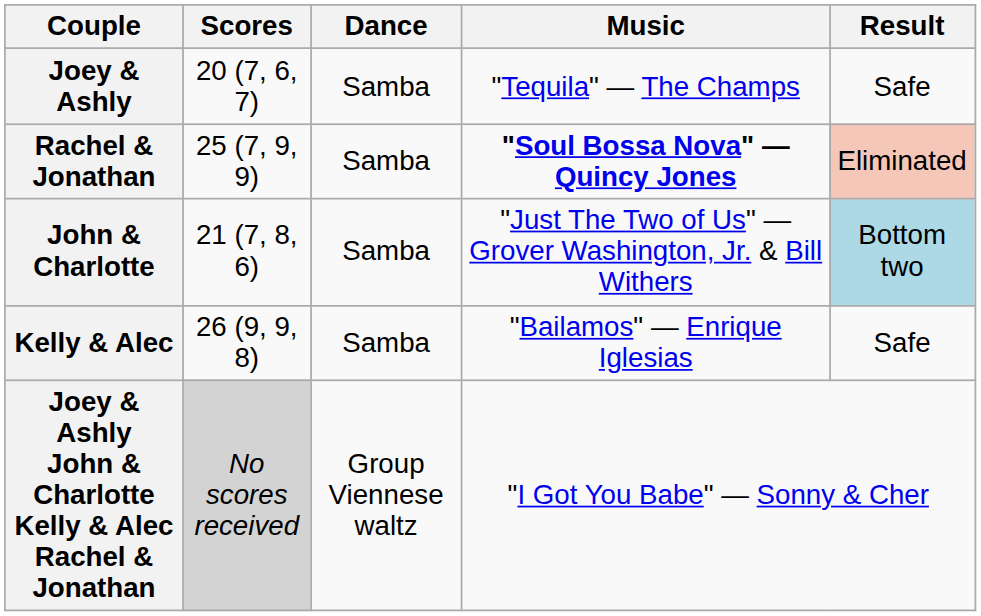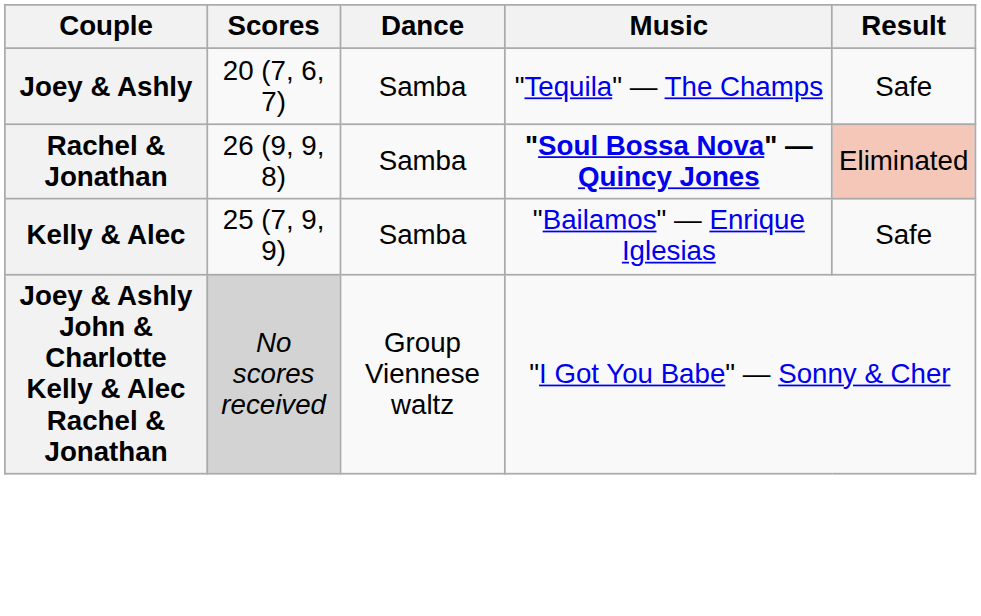(247, 160) 25 (7, 9, 9) -> (274, 160) 26 (9, 9, 8)
- row: (94, 251)
(247, 342) 26 (9, 9, 8) -> (274, 235) 25 (7, 9, 9)
